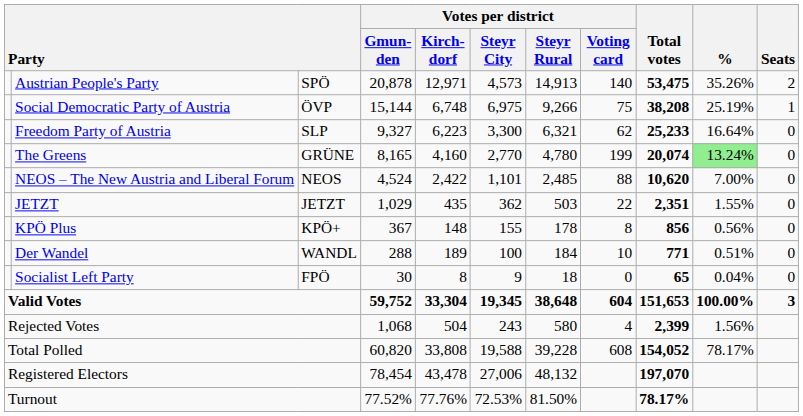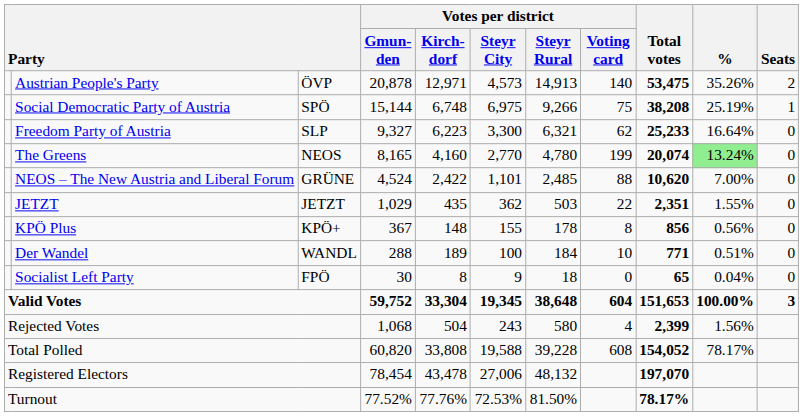(315, 82) SPÖ -> (317, 82) ÖVP
(317, 107) ÖVP -> (315, 107) SPÖ
(328, 155) GRÜNE -> (321, 155) NEOS
(321, 180) NEOS -> (328, 180) GRÜNE
